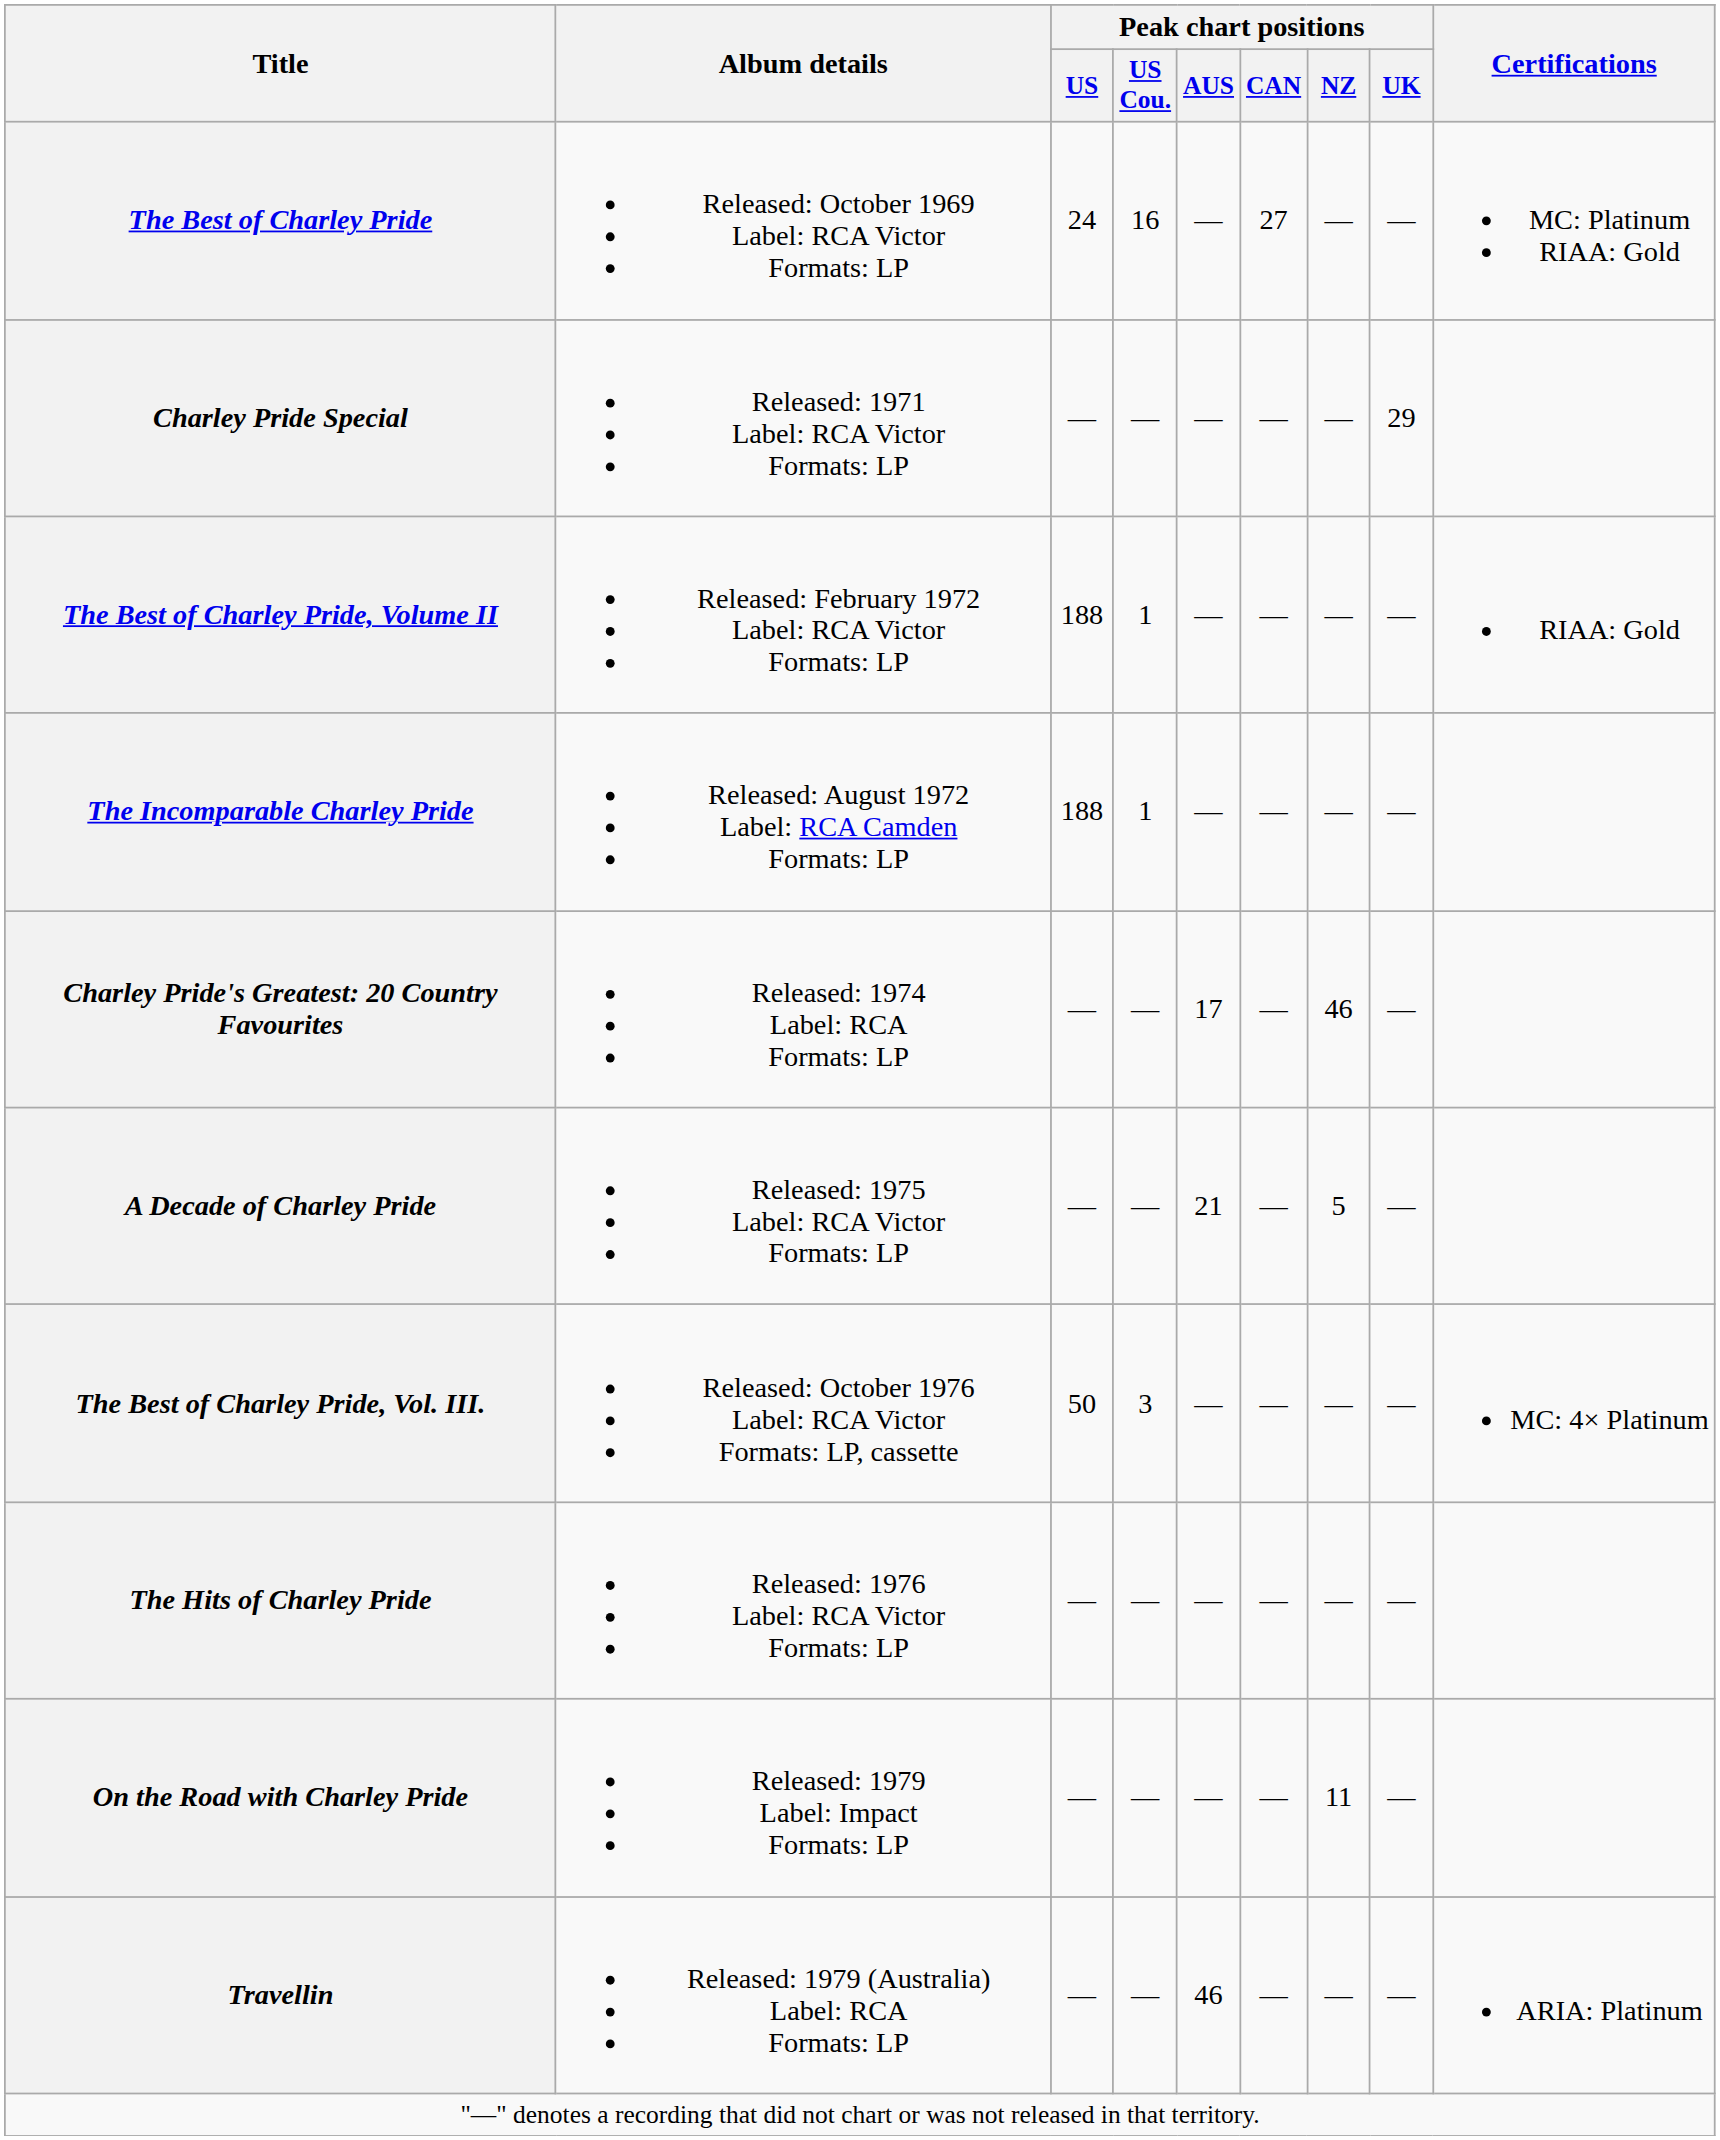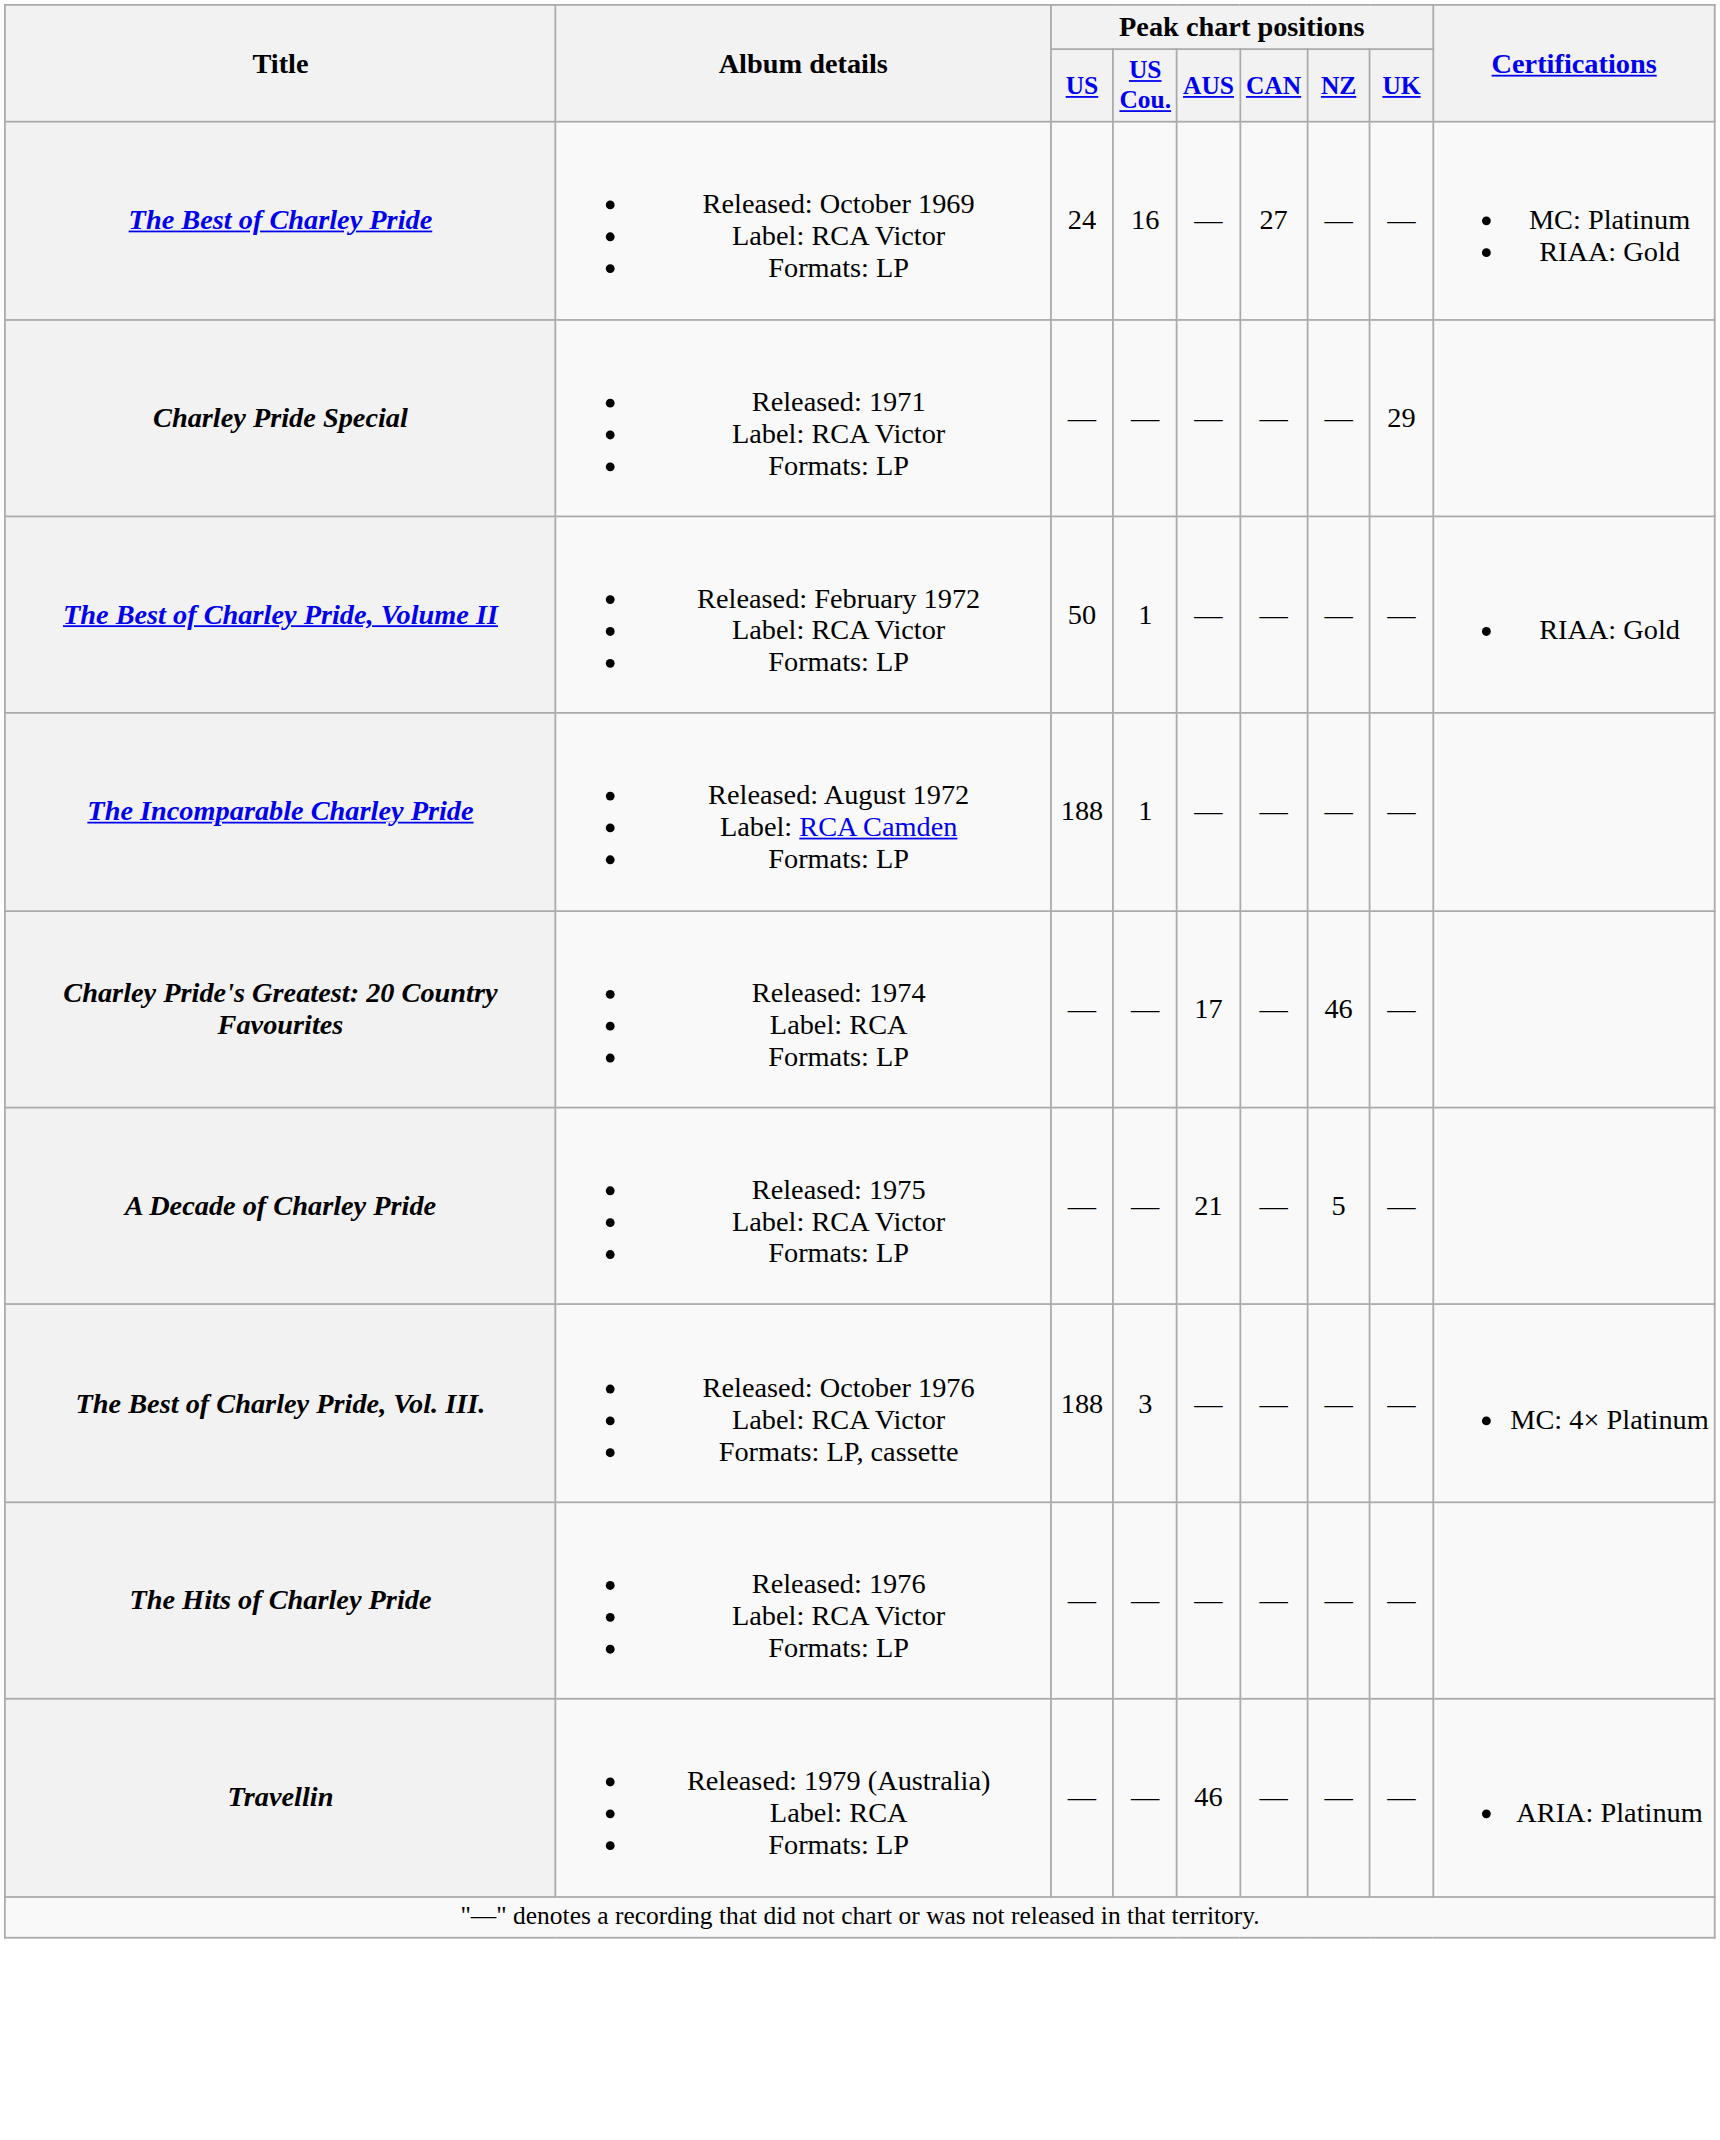(1082, 614) 188 -> (1082, 614) 50
(1082, 1402) 50 -> (1082, 1402) 188
- row: (280, 1797)
